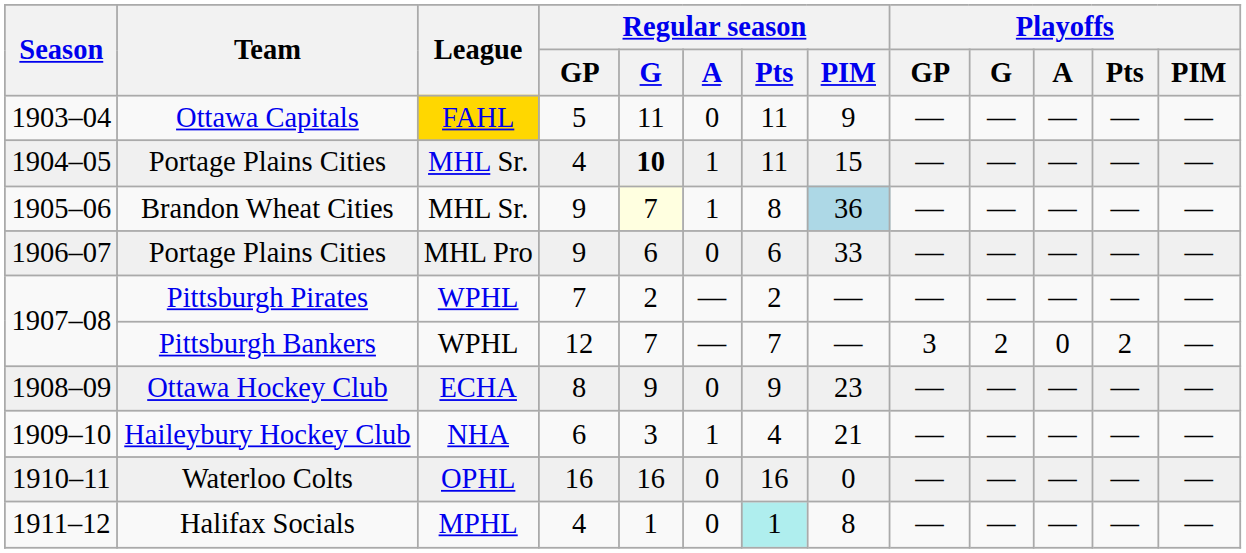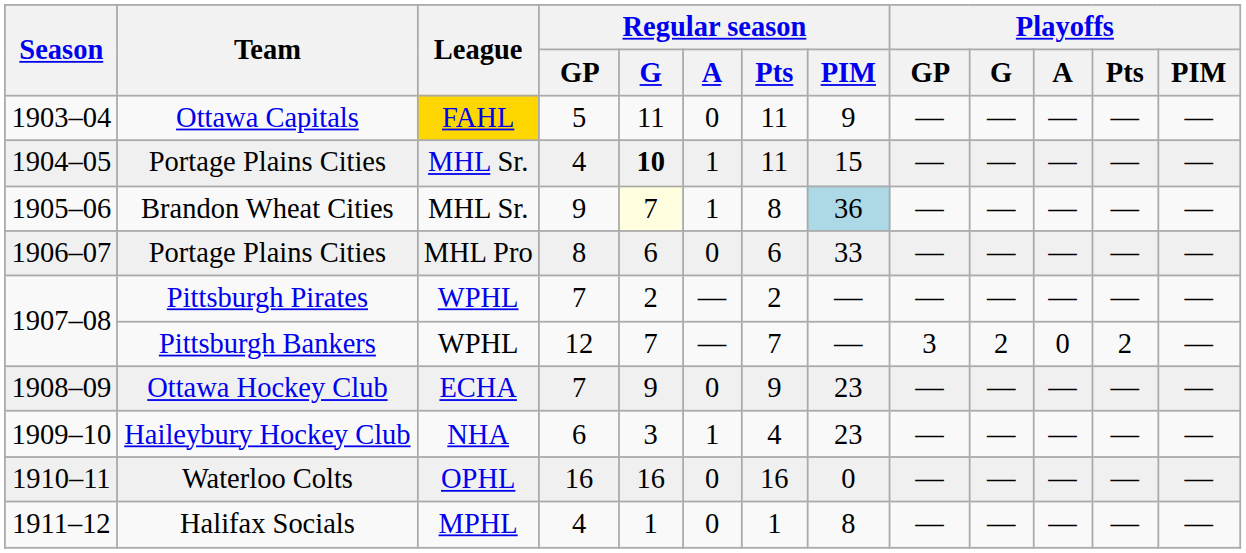(579, 252) 9 -> (579, 252) 8
(579, 388) 8 -> (579, 388) 7
(848, 433) 21 -> (848, 433) 23
(774, 523) paleturquoise background -> (774, 523) no background
